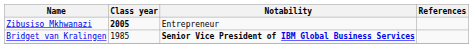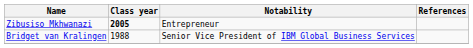(120, 37) 1985 -> (120, 37) 1988
(288, 37) bold -> (288, 37) normal
